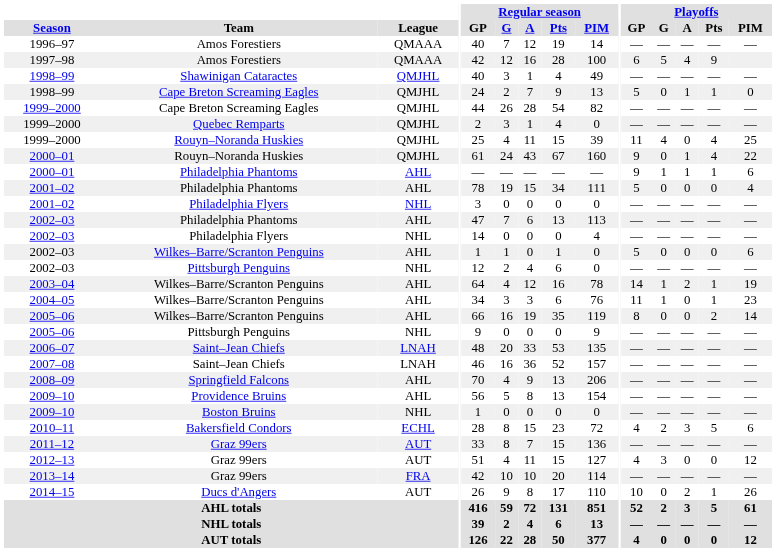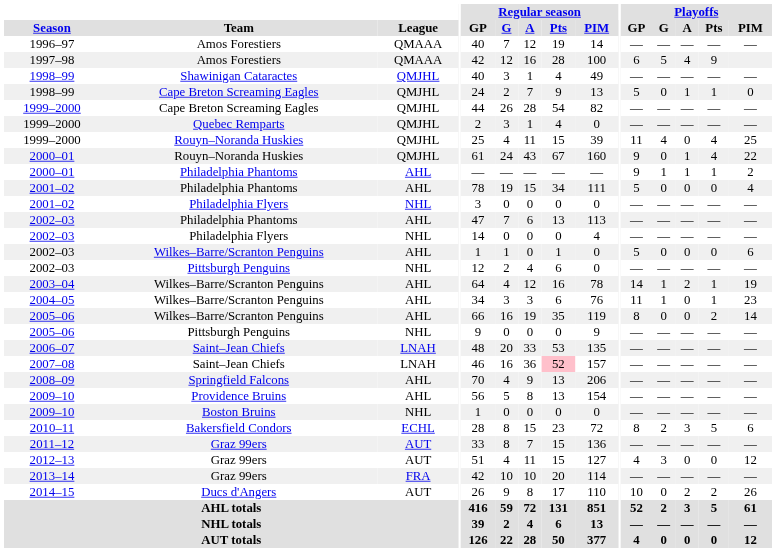(750, 172) 6 -> (750, 172) 2
(558, 364) no background -> (558, 364) pink background
(636, 428) 4 -> (636, 428) 8
(714, 492) 1 -> (714, 492) 2
